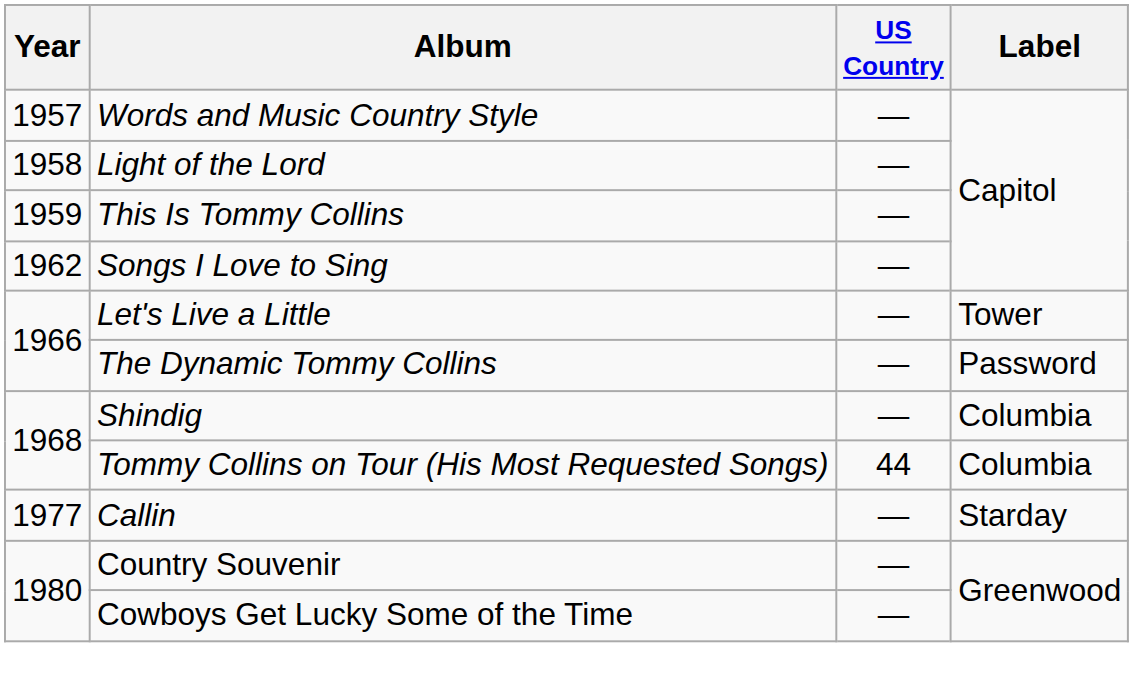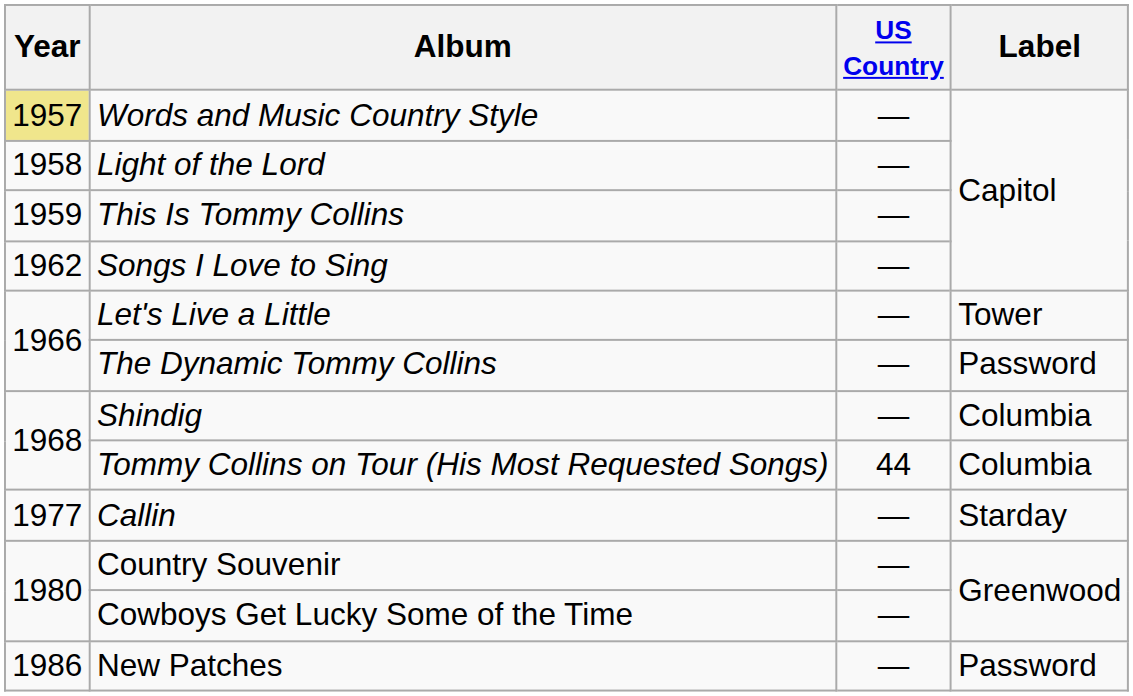(47, 114) no background -> (47, 114) khaki background
+ row: (190, 664)
